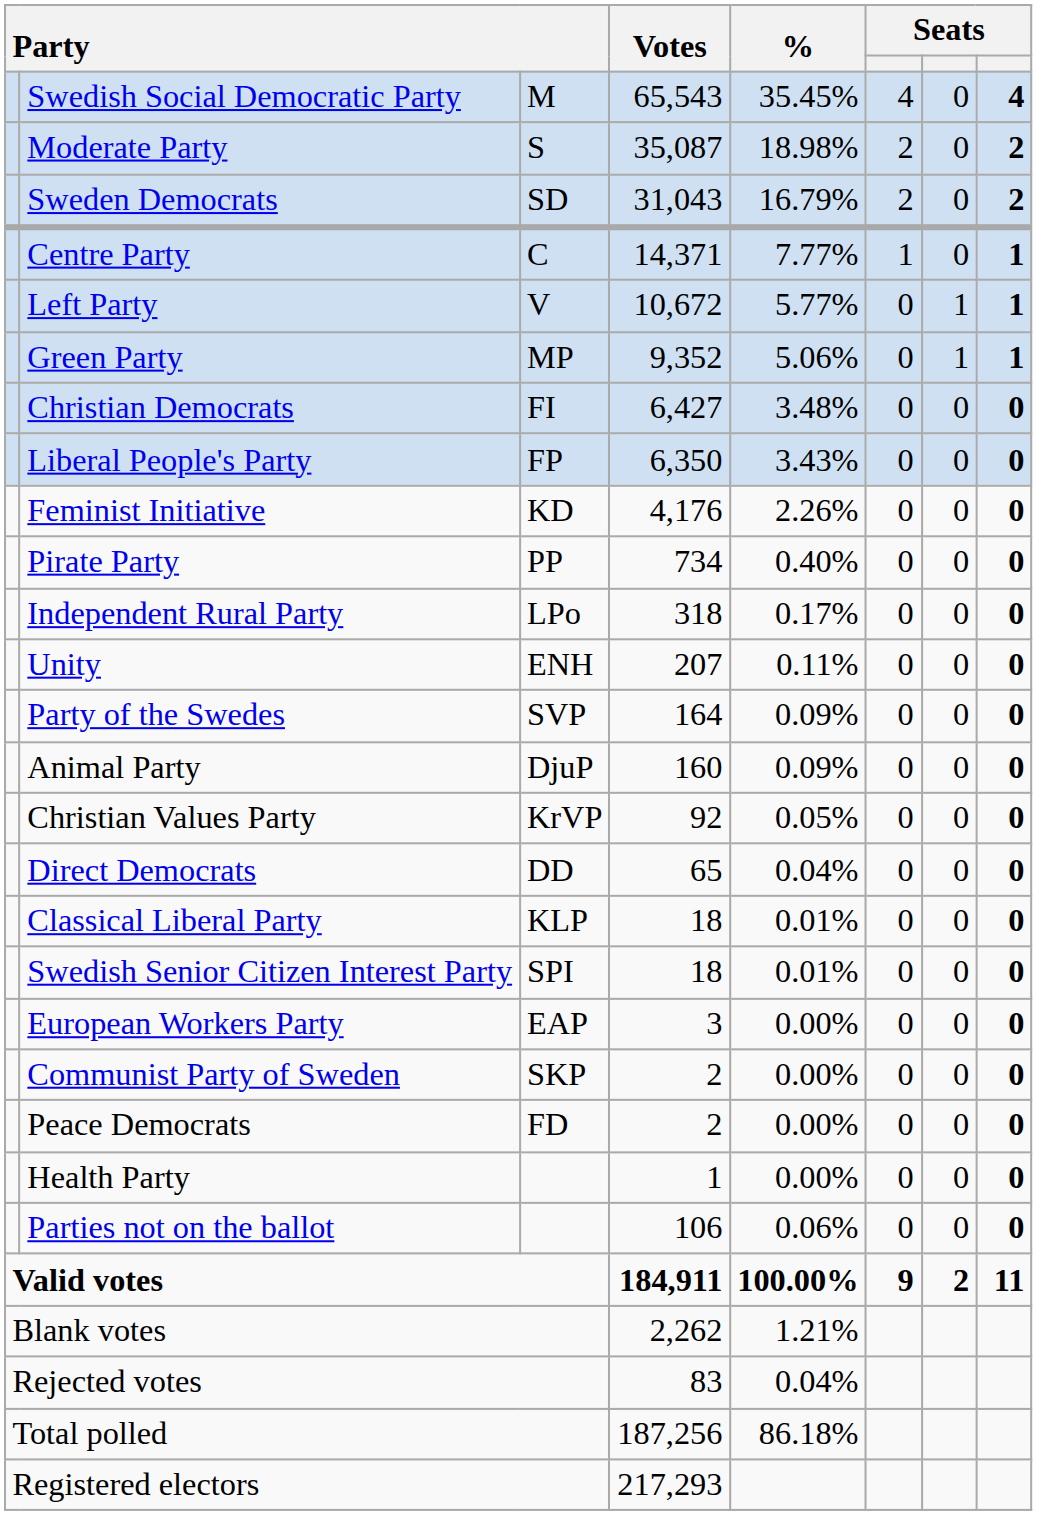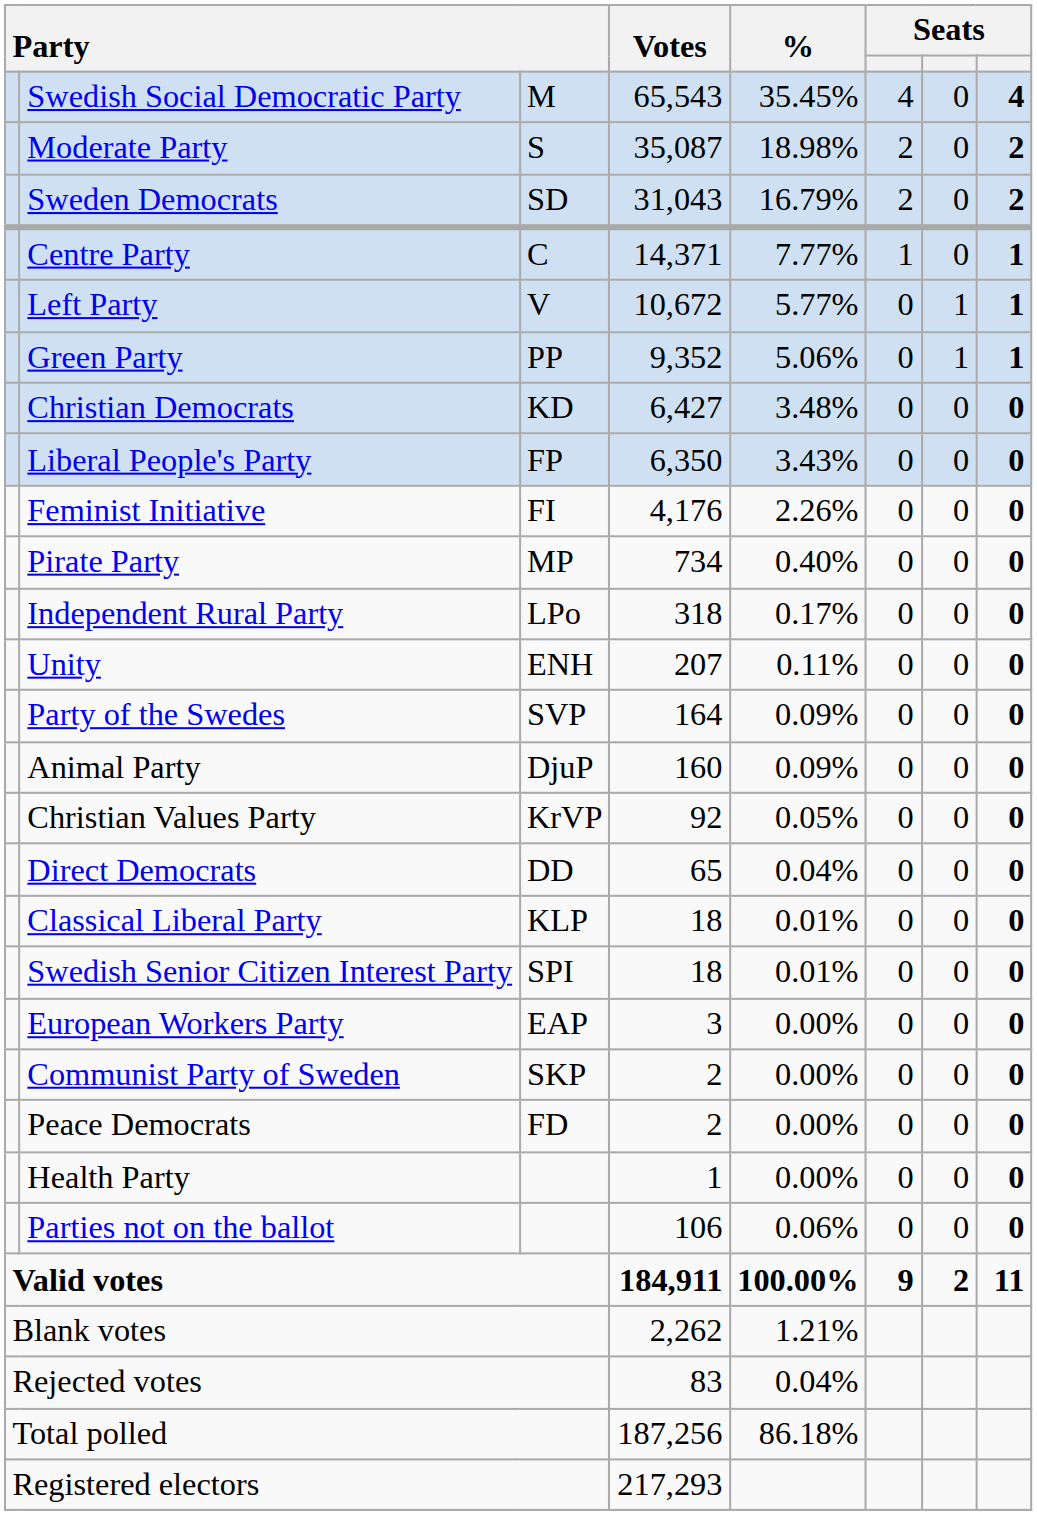(550, 356) MP -> (545, 356) PP
(541, 407) FI -> (550, 407) KD
(550, 510) KD -> (541, 510) FI
(545, 561) PP -> (550, 561) MP
